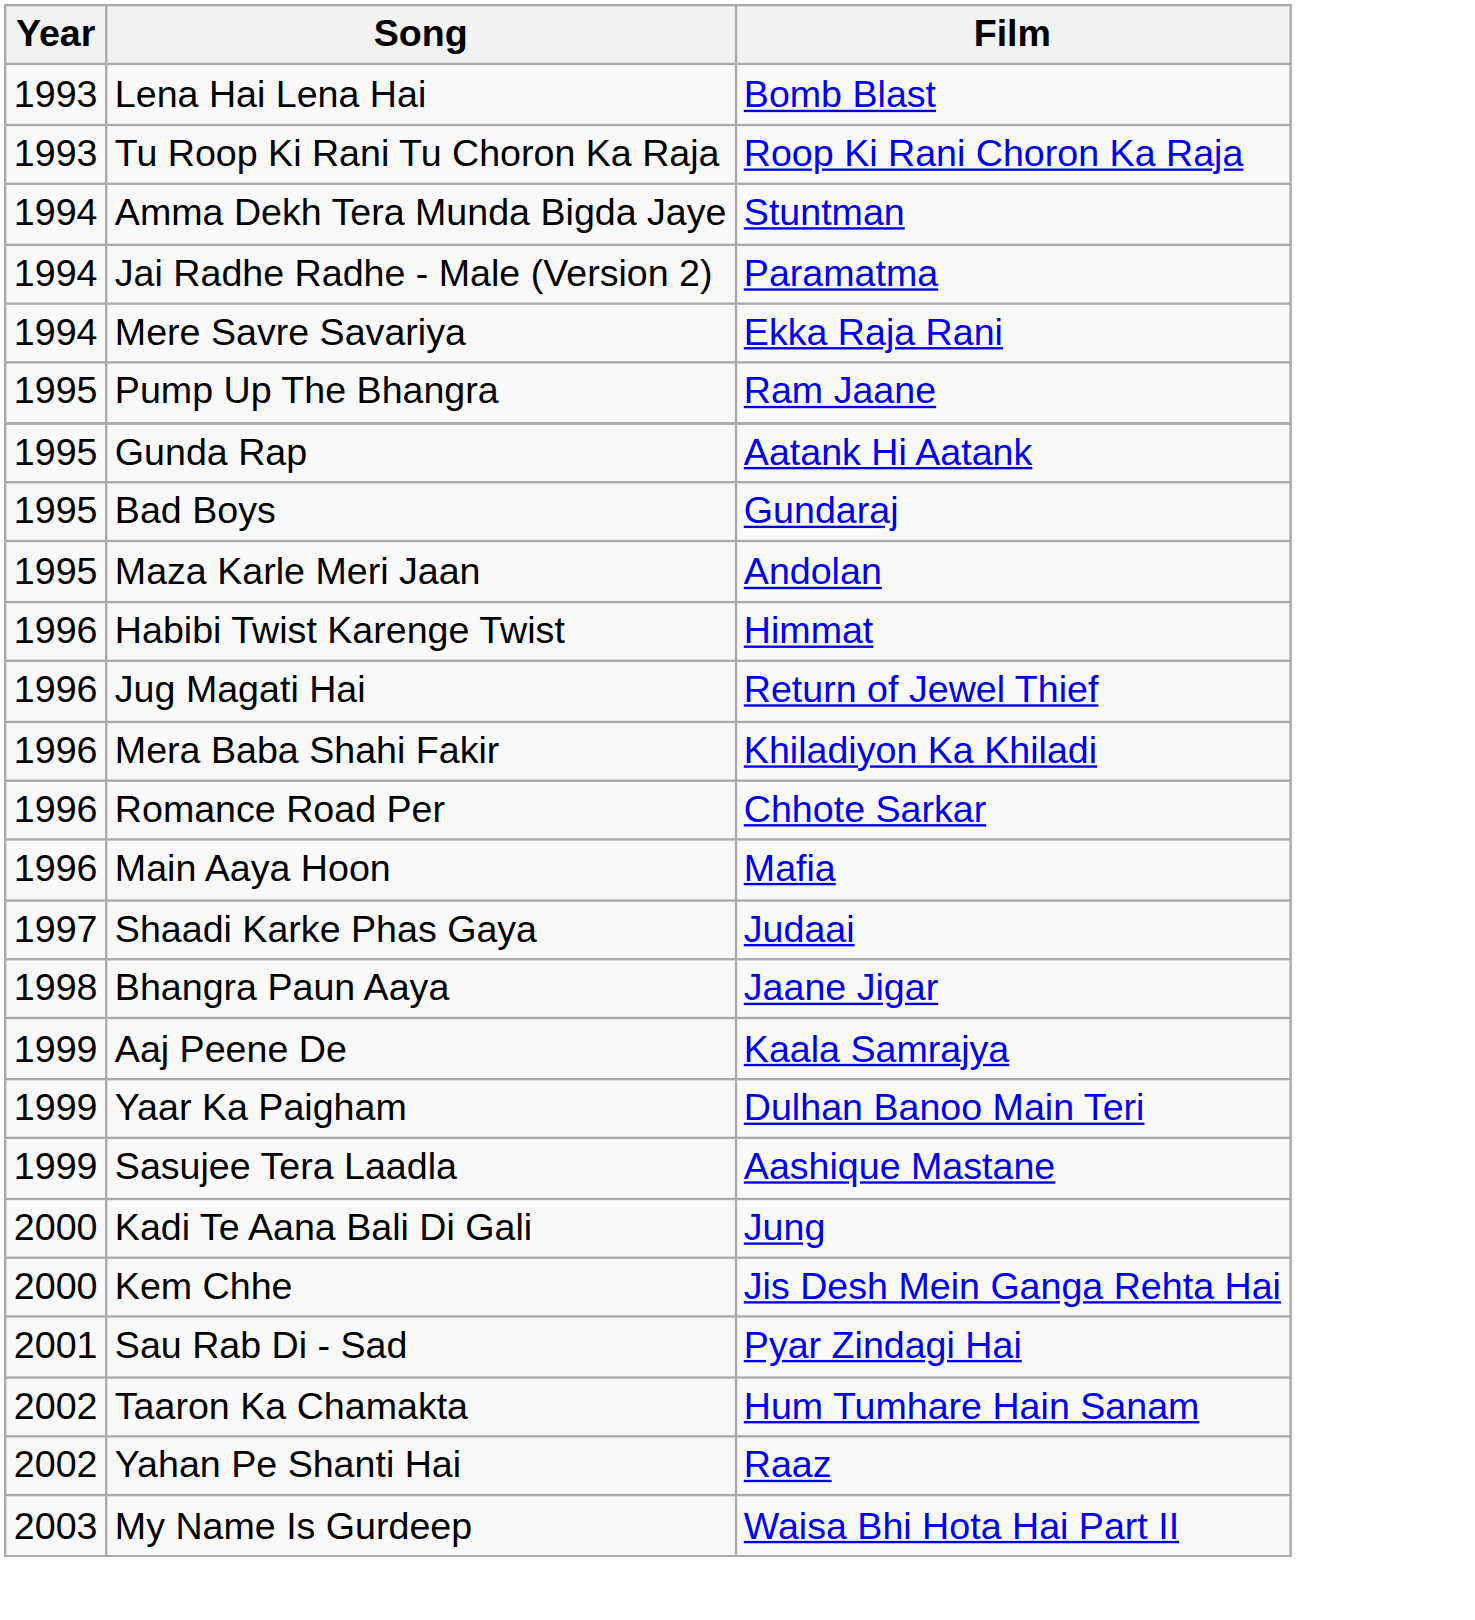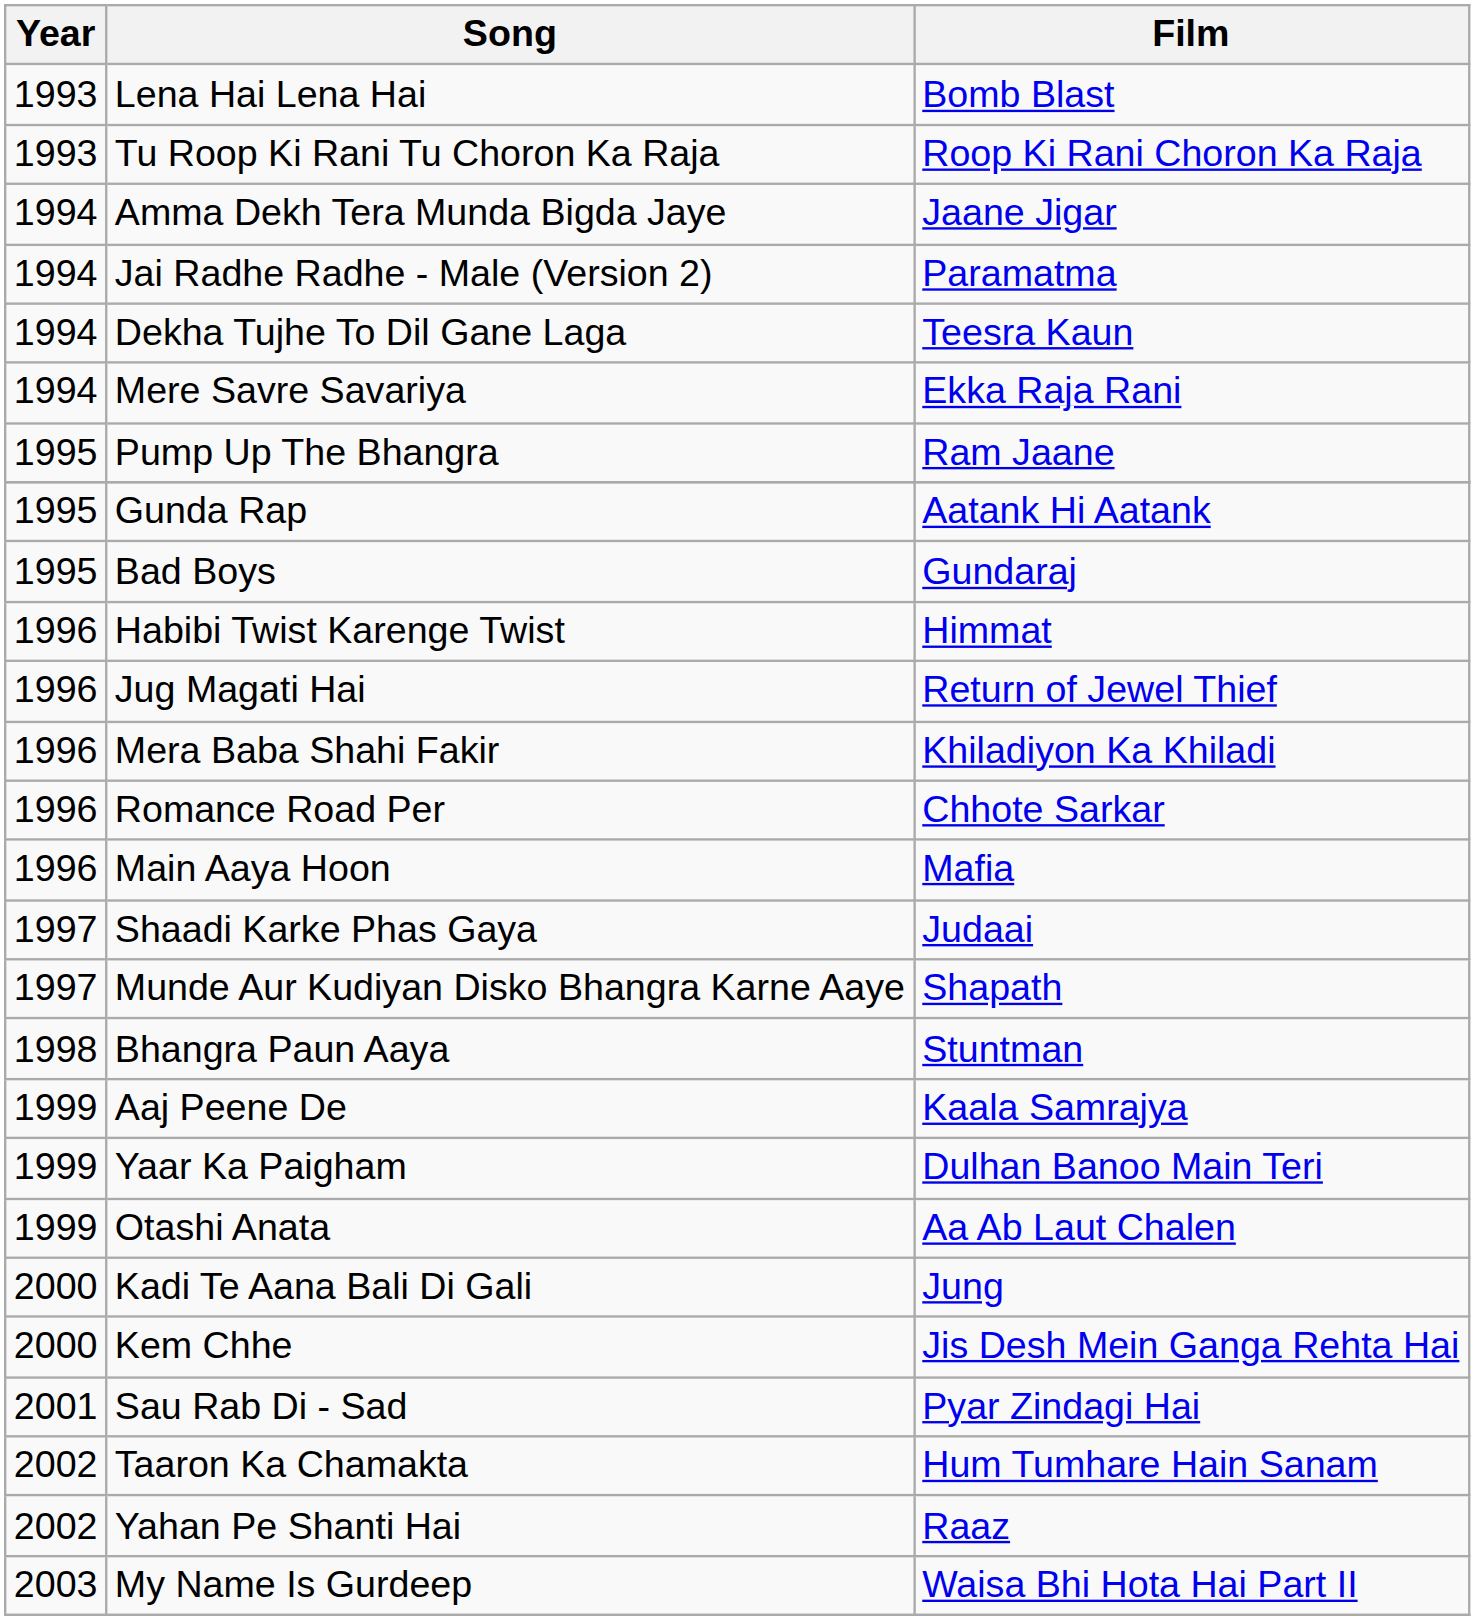(824, 213) Stuntman -> (1019, 213) Jaane Jigar
+ row: (371, 332)
- row: (298, 570)
+ row: (510, 988)
(841, 988) Jaane Jigar -> (1003, 1048) Stuntman
- row: (286, 1167)
+ row: (222, 1226)
